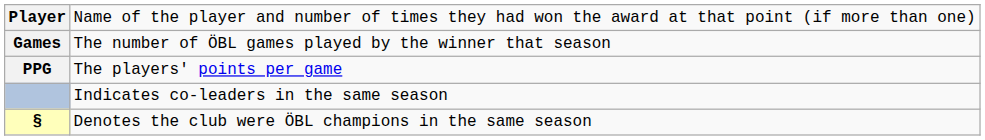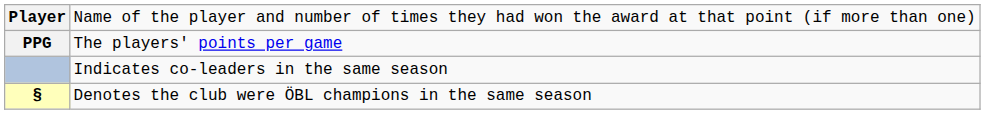- row: (37, 44)
